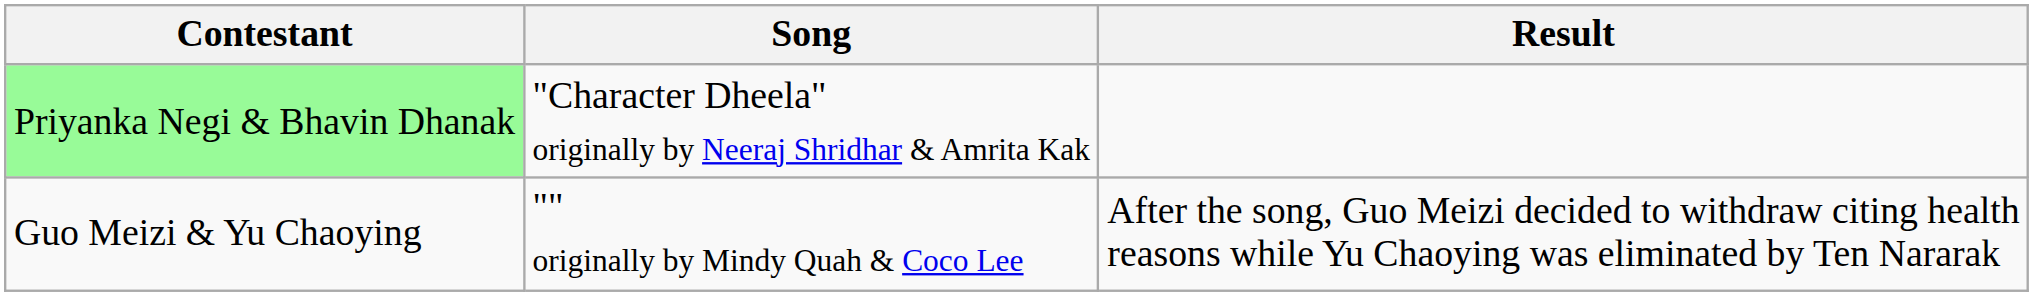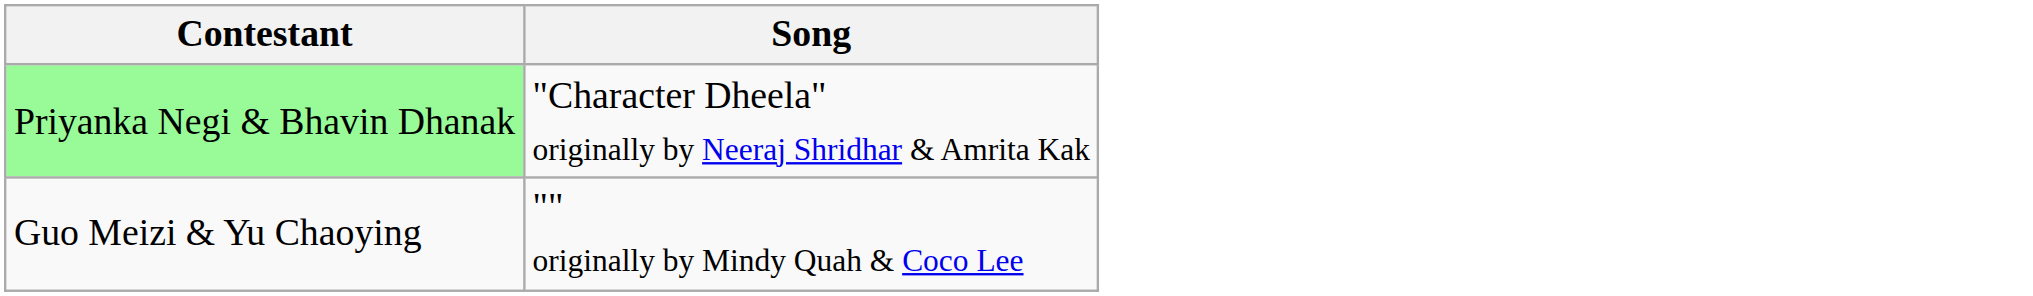- column: (1563, 34)
